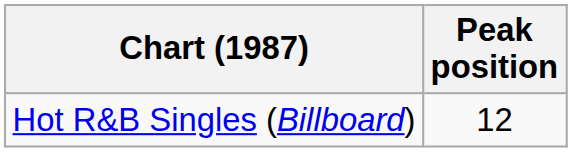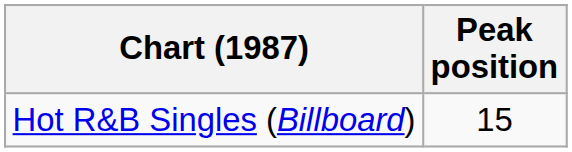(494, 119) 12 -> (494, 119) 15
